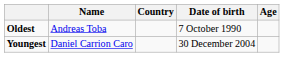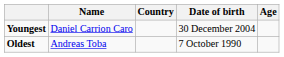rows swapped: (26, 44) <-> (21, 28)
